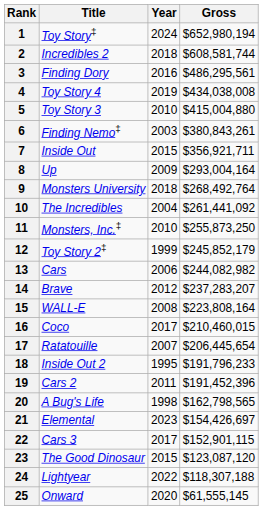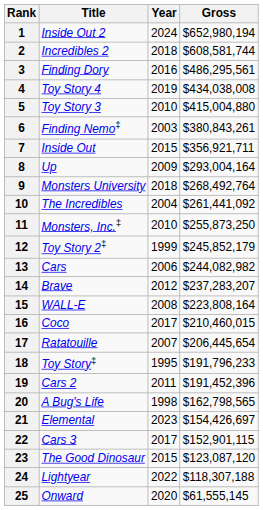(69, 34) Toy Story‡ -> (73, 32) Inside Out 2
(73, 364) Inside Out 2 -> (69, 363) Toy Story‡
